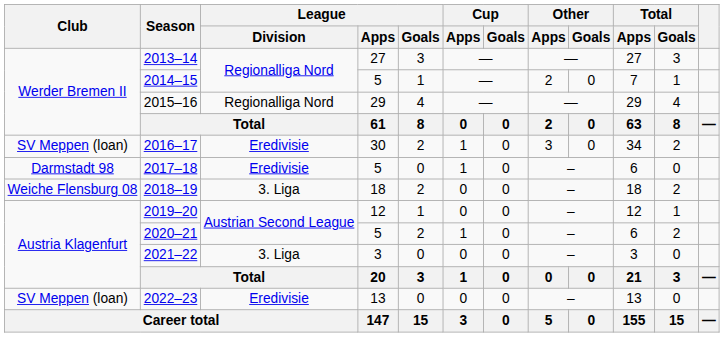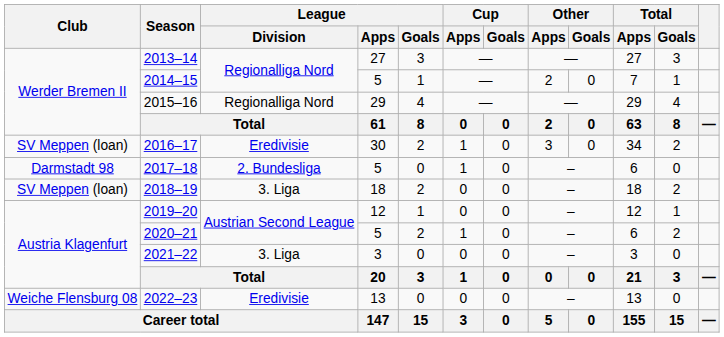(279, 168) Eredivisie -> (279, 168) 2. Bundesliga
(72, 189) Weiche Flensburg 08 -> (72, 189) SV Meppen (loan)
(72, 299) SV Meppen (loan) -> (72, 299) Weiche Flensburg 08
